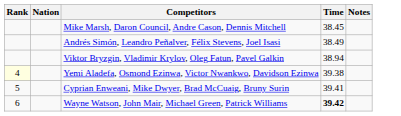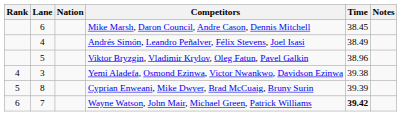+ column: (42, 12)
(333, 58) 38.94 -> (358, 58) 38.96
(17, 73) lightyellow background -> (17, 73) no background
(333, 88) 39.41 -> (358, 88) 39.39
